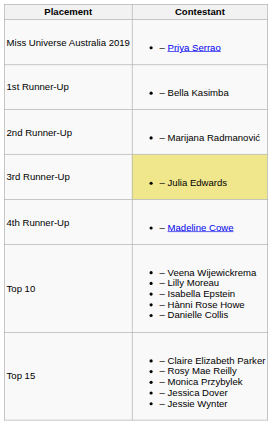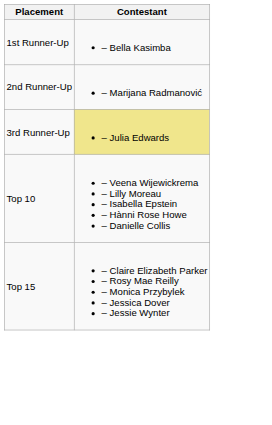- row: (68, 42)
- row: (38, 222)
